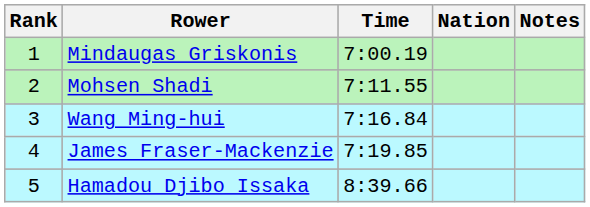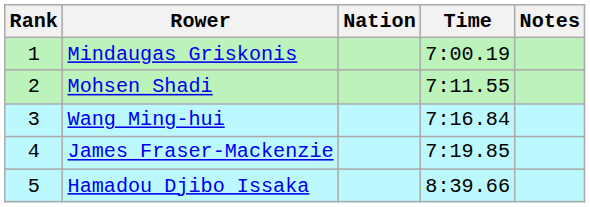columns swapped: (474, 21) <-> (385, 21)
